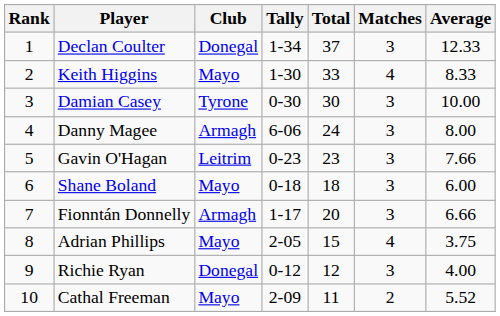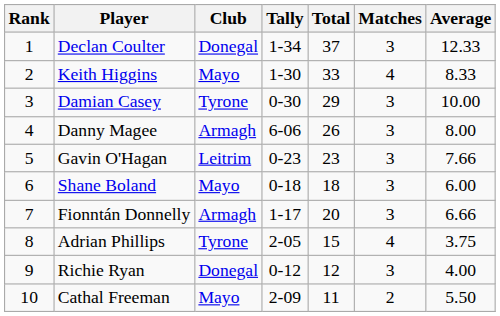(331, 102) 30 -> (331, 102) 29
(331, 130) 24 -> (331, 130) 26
(219, 241) Mayo -> (223, 241) Tyrone
(461, 297) 5.52 -> (461, 297) 5.50
